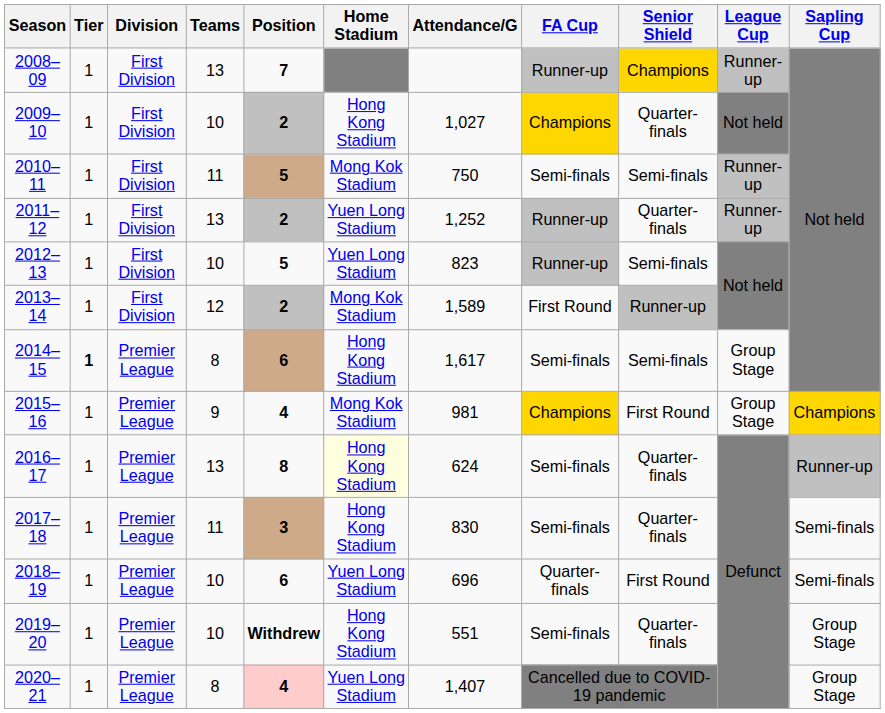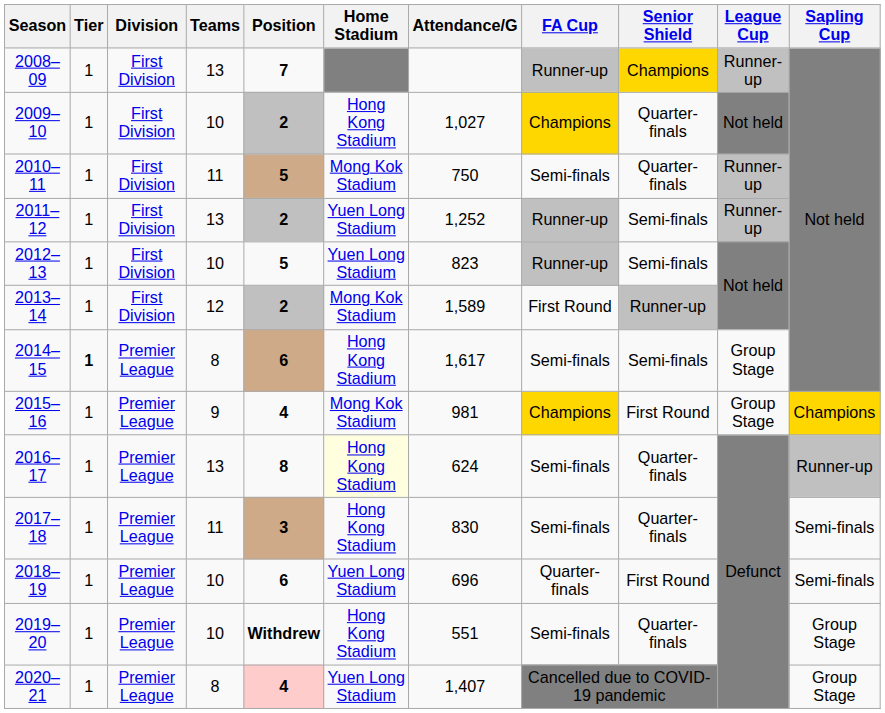(668, 176) Semi-finals -> (668, 176) Quarter-finals
(668, 219) Quarter-finals -> (668, 219) Semi-finals
